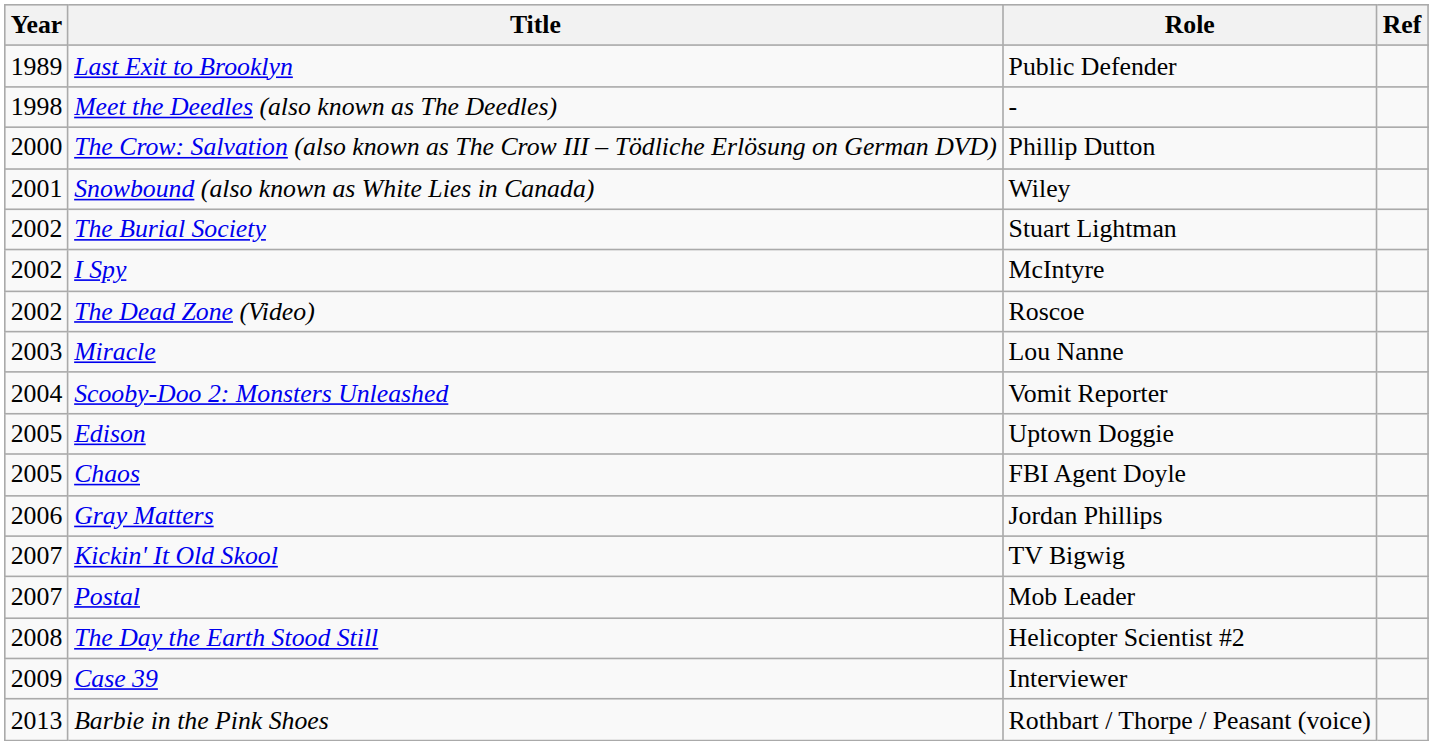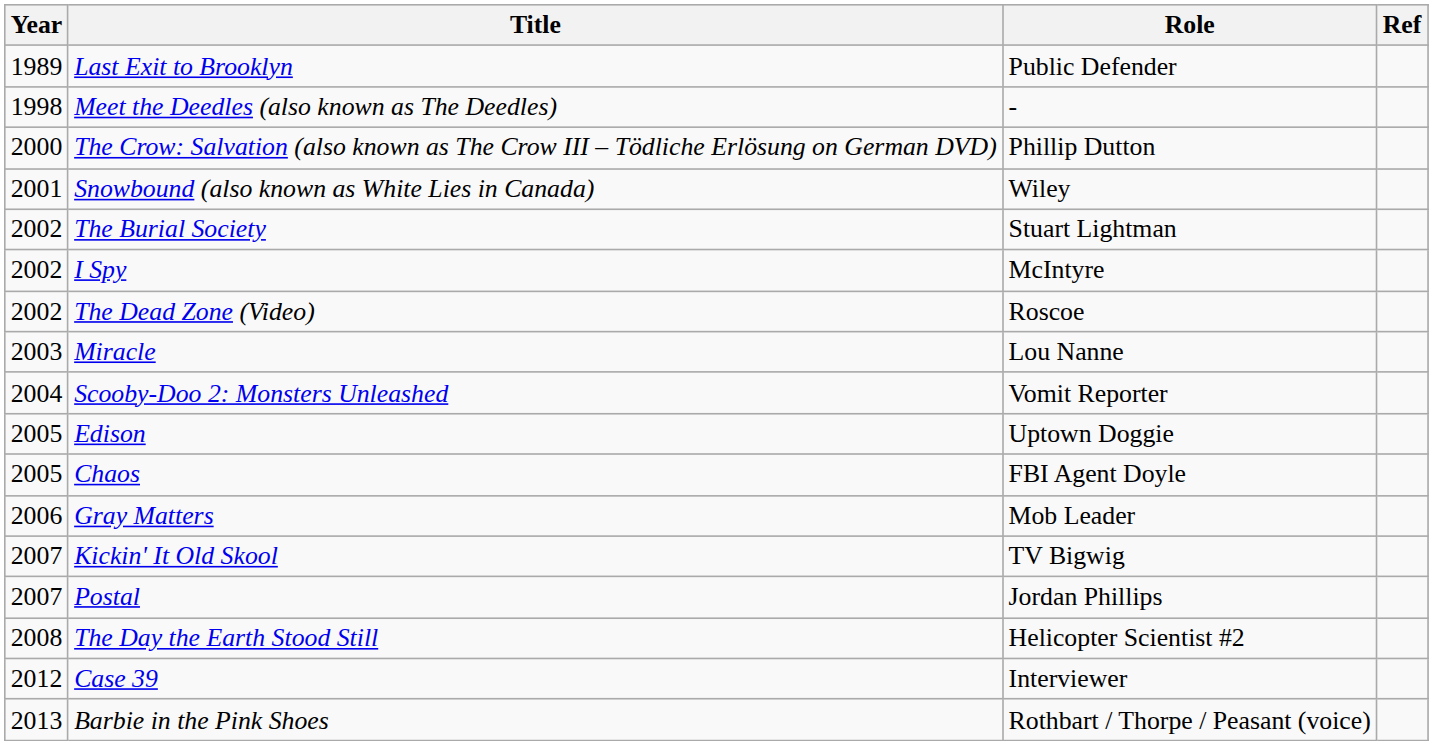(1086, 515) Jordan Phillips -> (1072, 515) Mob Leader
(1072, 596) Mob Leader -> (1086, 596) Jordan Phillips
(37, 678) 2009 -> (37, 678) 2012
